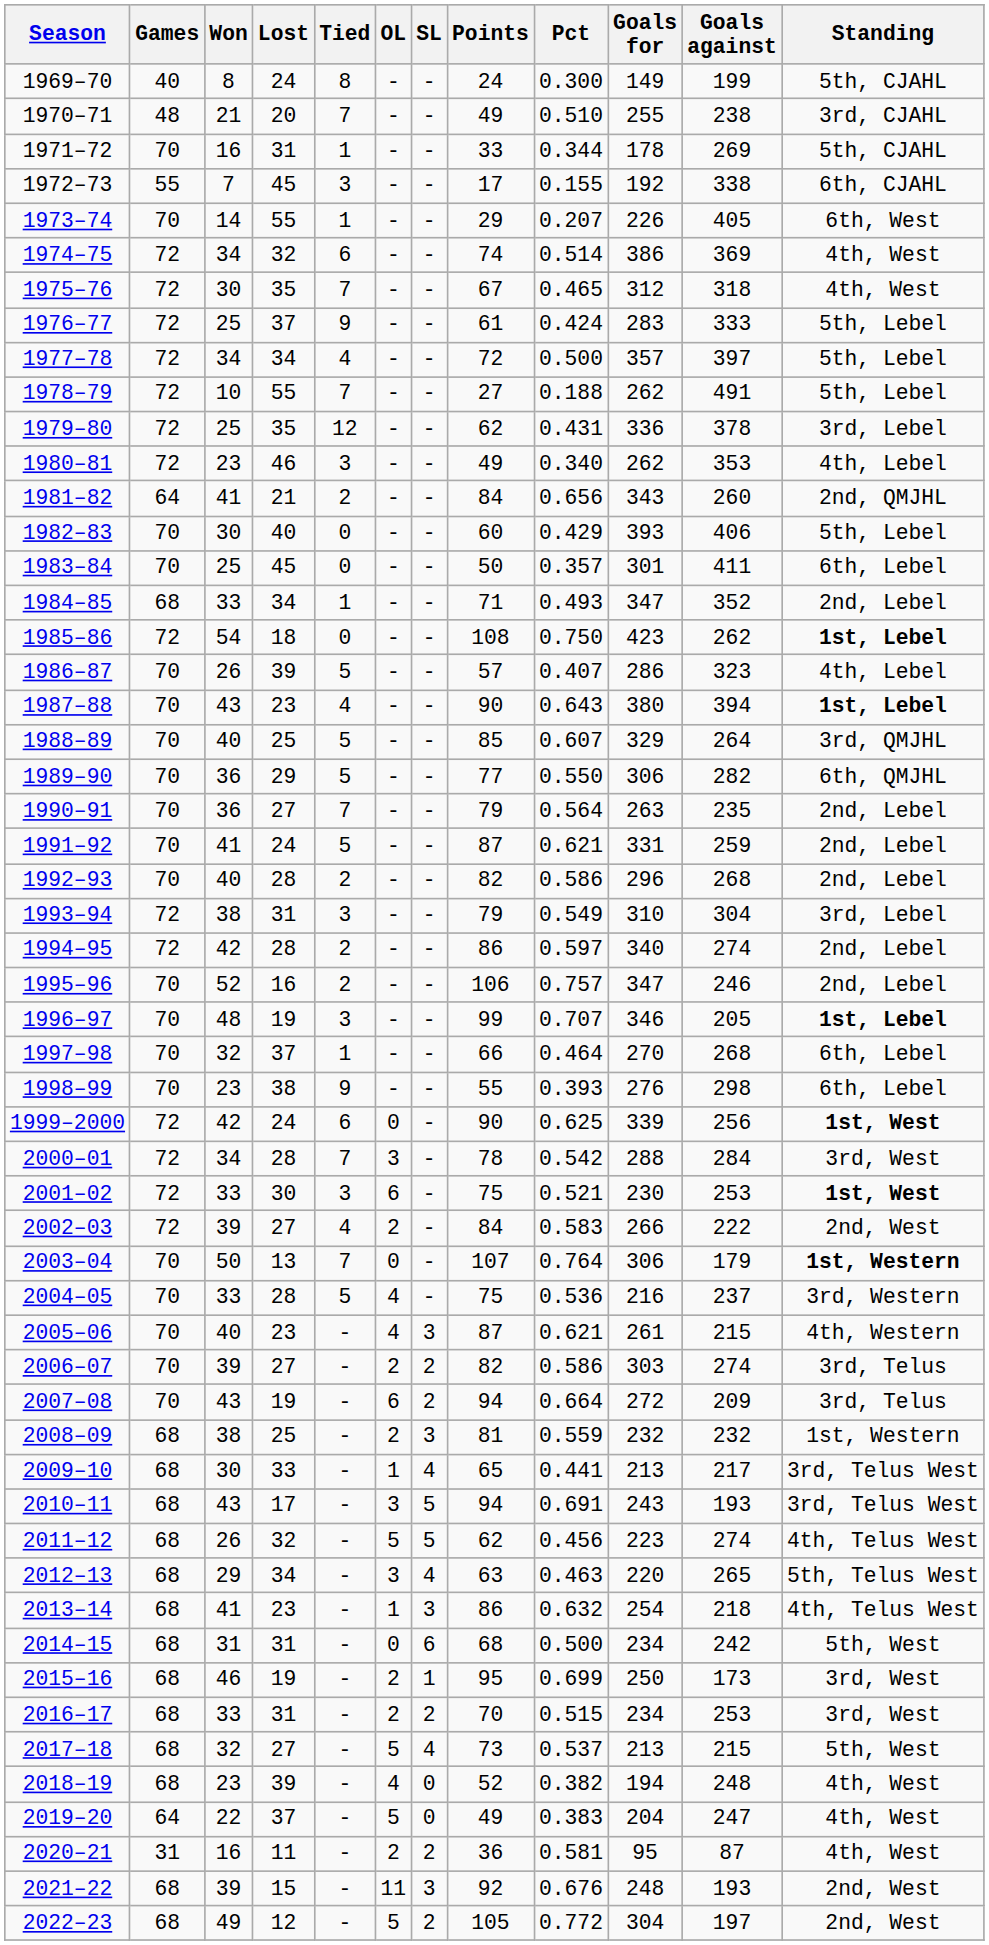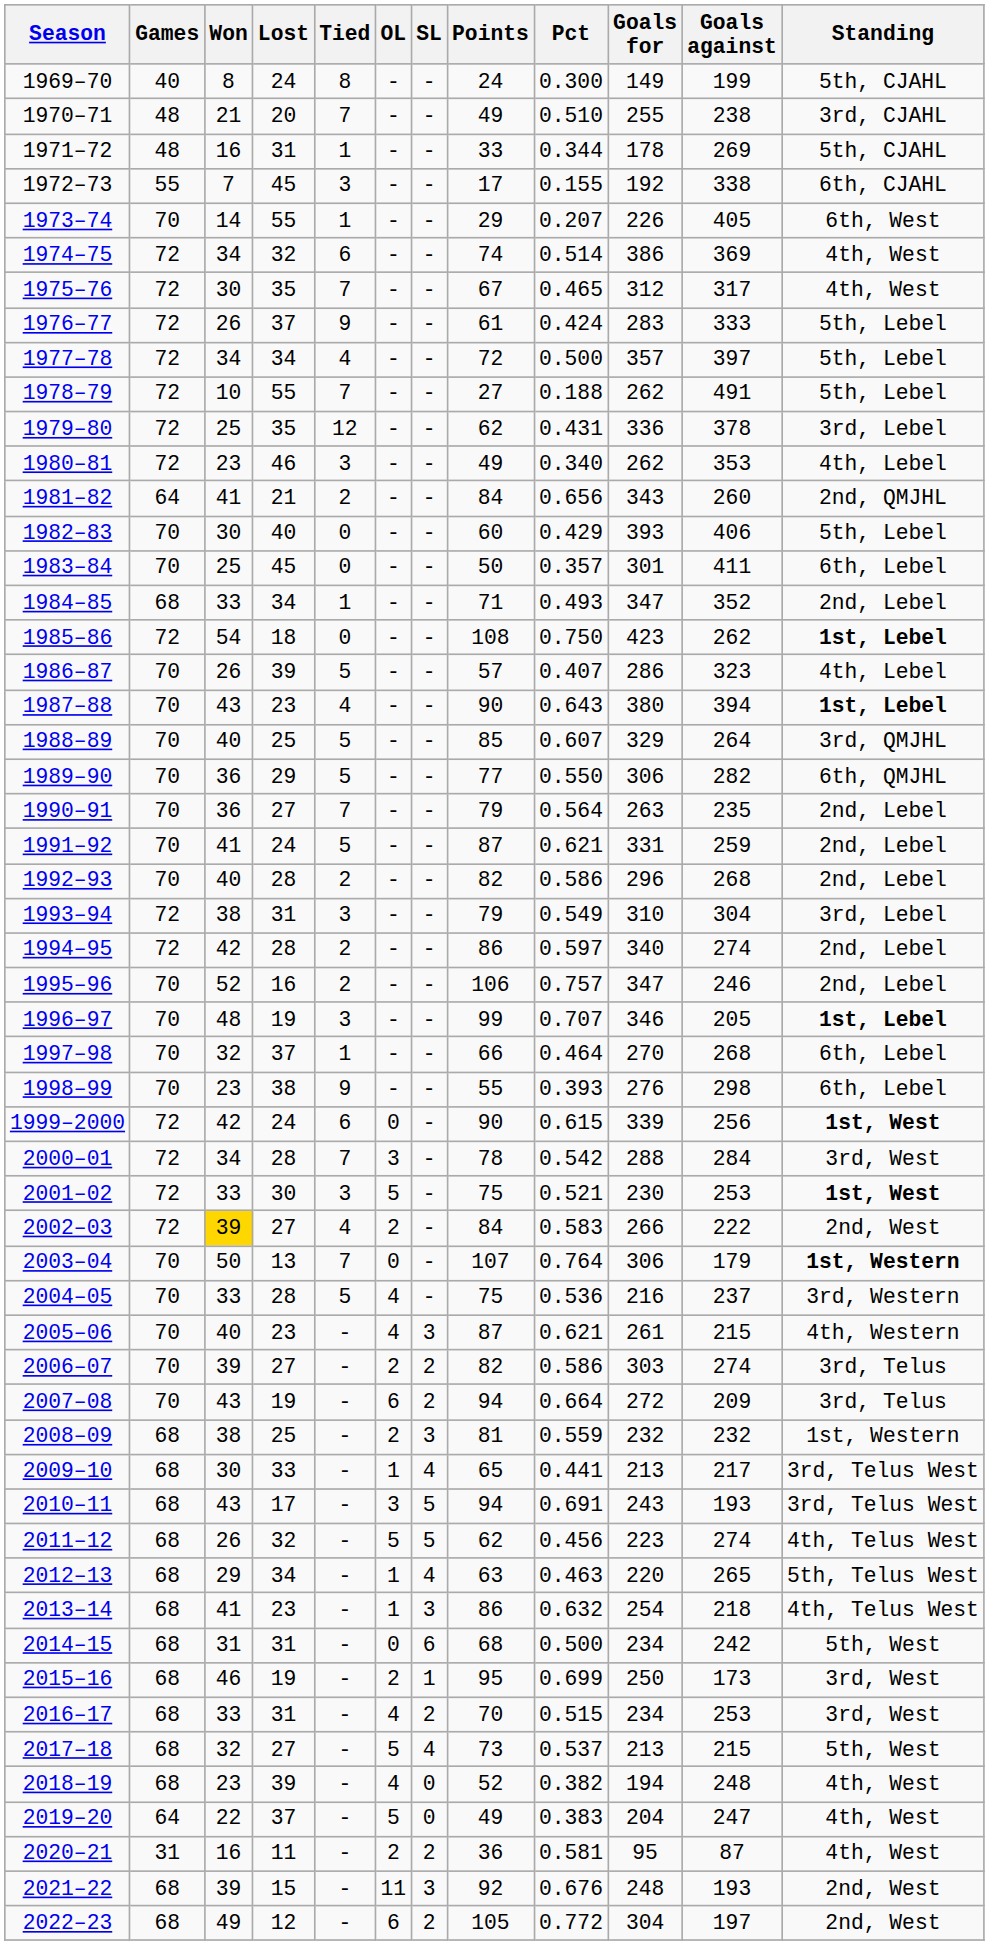(167, 151) 70 -> (167, 151) 48
(732, 290) 318 -> (732, 290) 317
(229, 325) 25 -> (229, 325) 26
(571, 1124) 0.625 -> (571, 1124) 0.615
(393, 1193) 6 -> (393, 1193) 5
(229, 1228) no background -> (229, 1228) gold background
(393, 1576) 3 -> (393, 1576) 1
(393, 1715) 2 -> (393, 1715) 4
(393, 1923) 5 -> (393, 1923) 6
